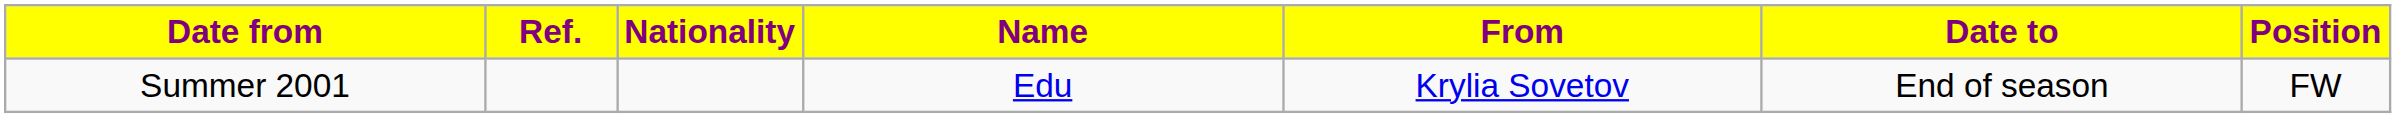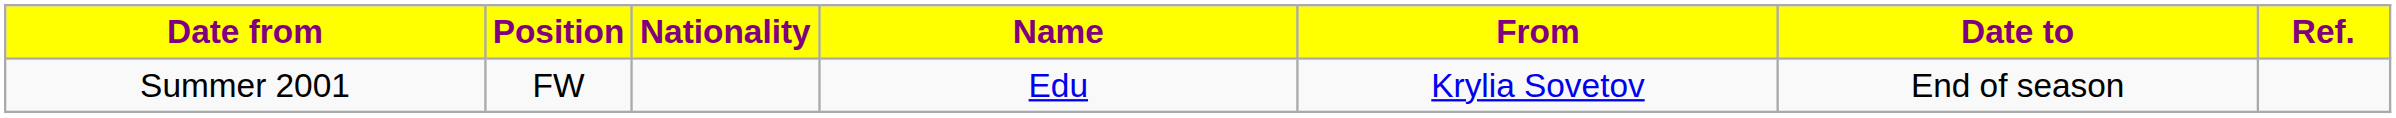columns swapped: (2315, 32) <-> (551, 32)
